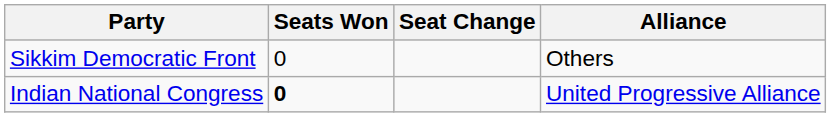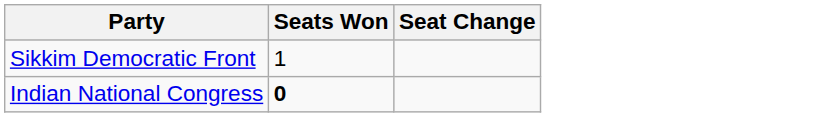- column: (683, 22)
(280, 58) 0 -> (280, 58) 1
